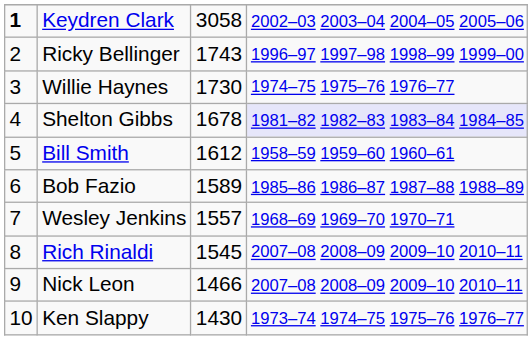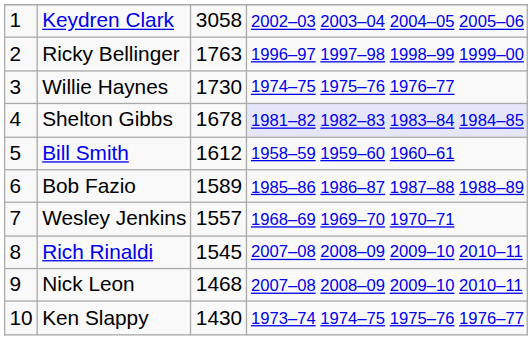(15, 20) bold -> (15, 20) normal
(219, 53) 1743 -> (219, 53) 1763
(219, 284) 1466 -> (219, 284) 1468
